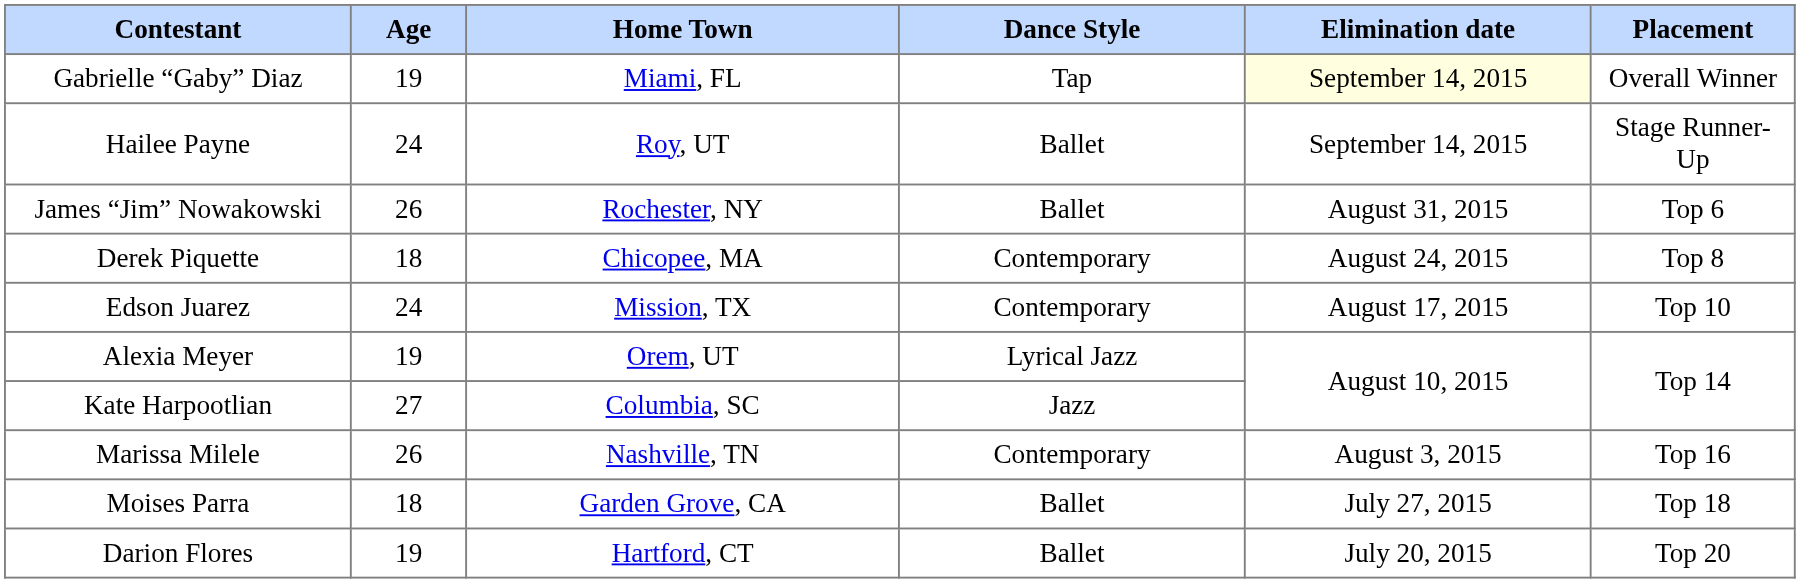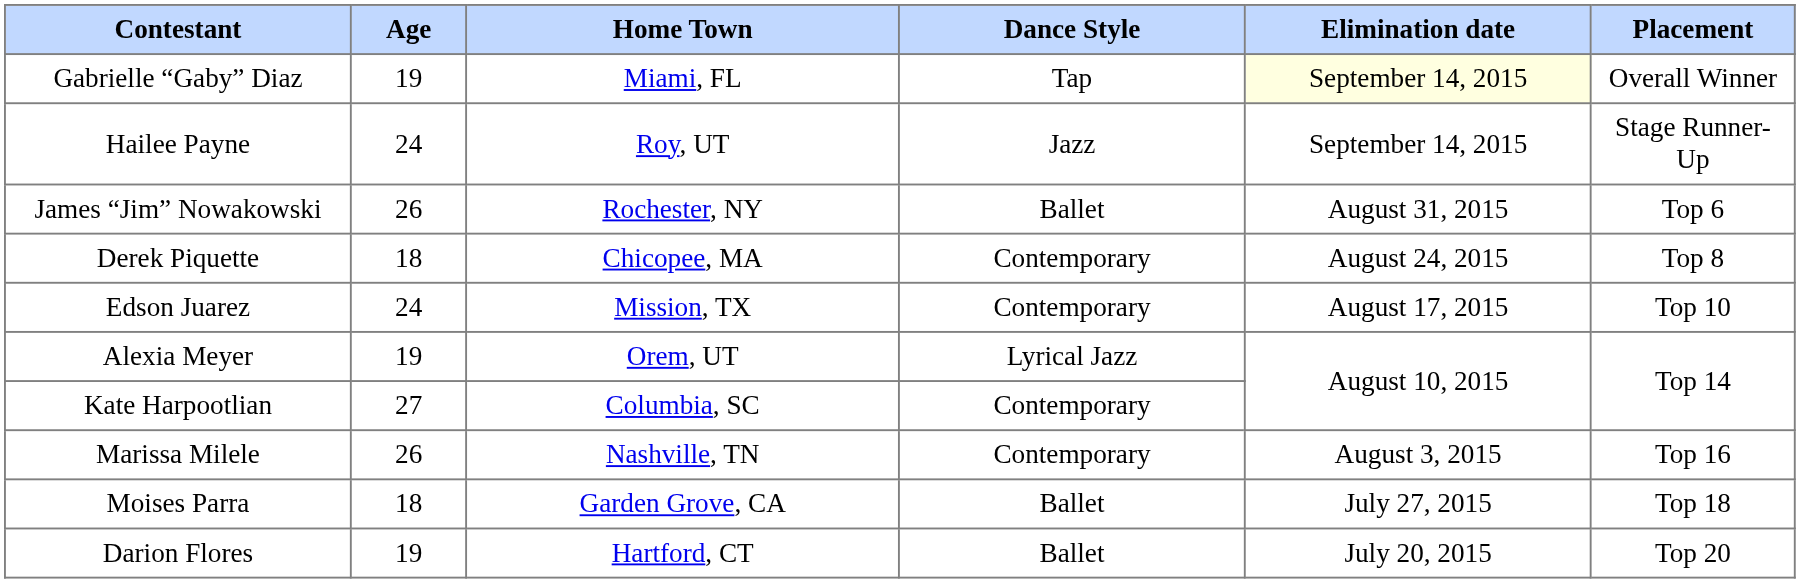(1072, 143) Ballet -> (1072, 143) Jazz
(1072, 405) Jazz -> (1072, 405) Contemporary
